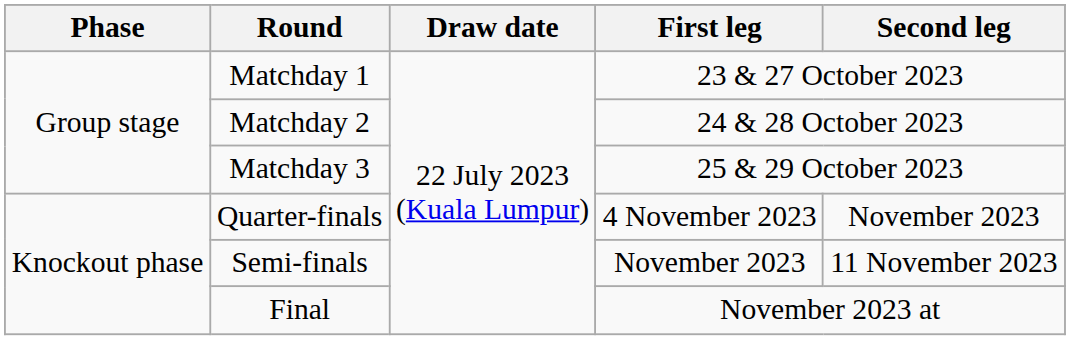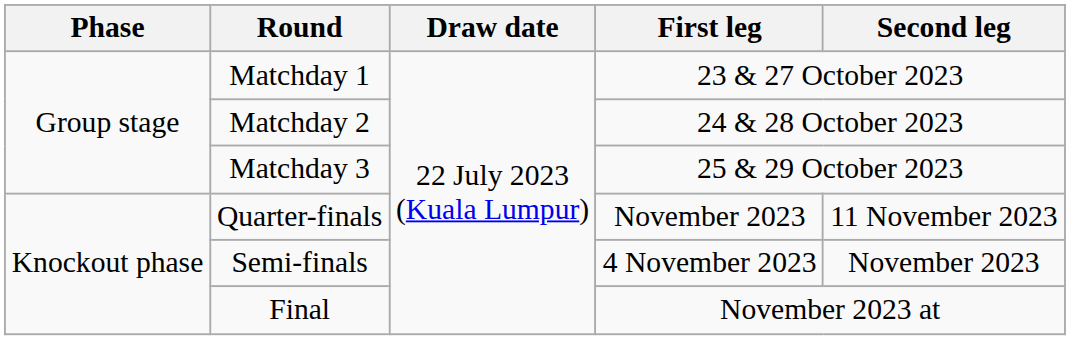(710, 215) 4 November 2023 -> (710, 215) November 2023
(944, 215) November 2023 -> (944, 215) 11 November 2023
(710, 262) November 2023 -> (710, 262) 4 November 2023
(944, 262) 11 November 2023 -> (944, 262) November 2023
